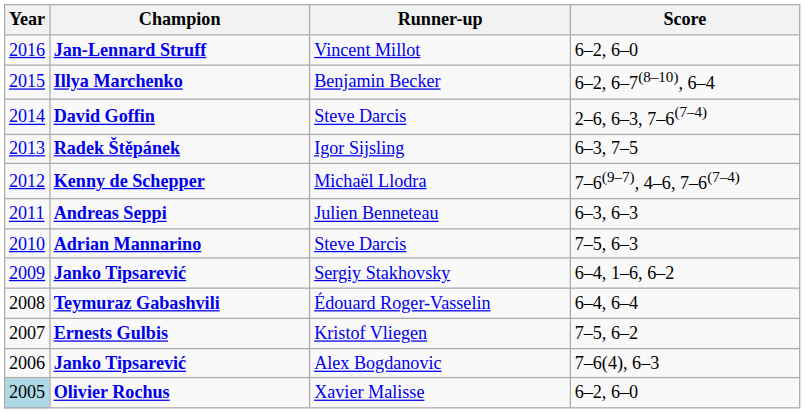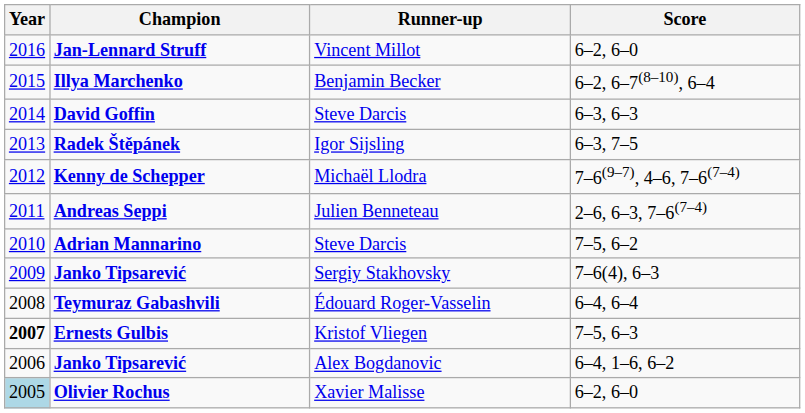(641, 116) 2–6, 6–3, 7–6(7–4) -> (606, 114) 6–3, 6–3
(606, 213) 6–3, 6–3 -> (641, 211) 2–6, 6–3, 7–6(7–4)
(606, 243) 7–5, 6–3 -> (606, 243) 7–5, 6–2
(625, 273) 6–4, 1–6, 6–2 -> (617, 273) 7–6(4), 6–3
(27, 333) normal -> (27, 333) bold
(606, 333) 7–5, 6–2 -> (606, 333) 7–5, 6–3
(617, 363) 7–6(4), 6–3 -> (625, 363) 6–4, 1–6, 6–2
